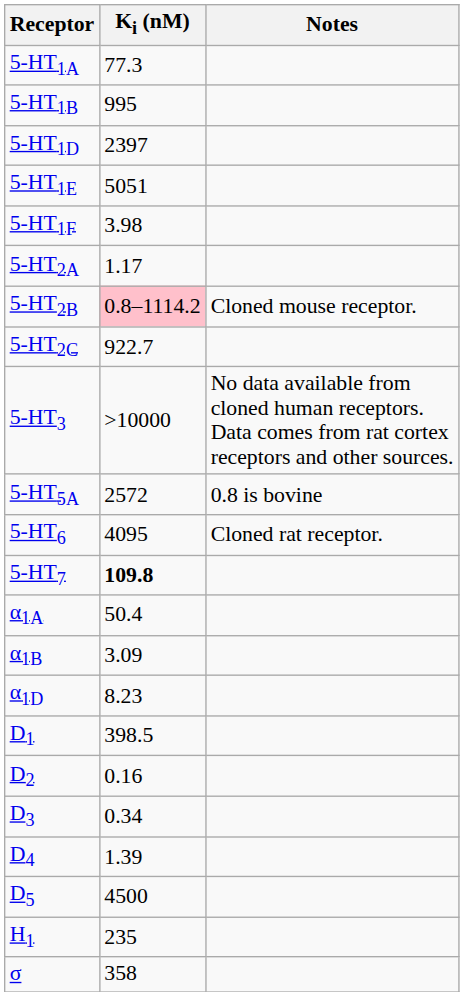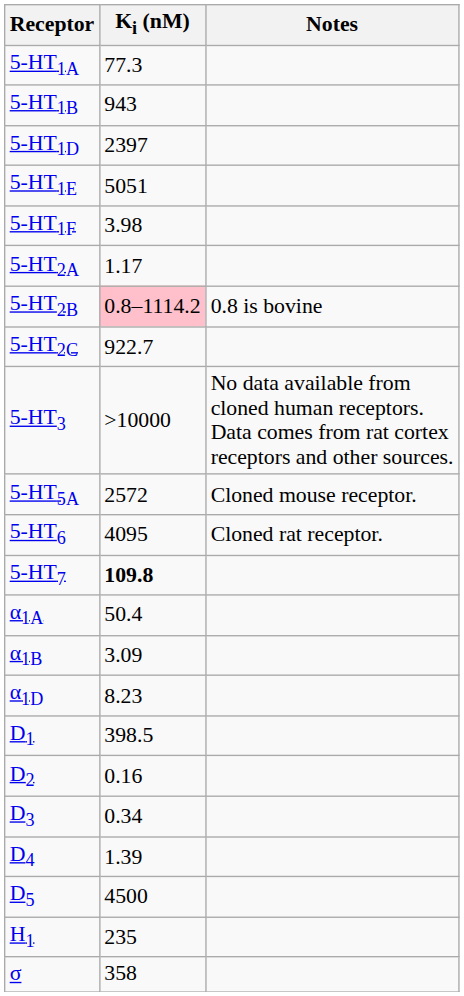(121, 105) 995 -> (121, 105) 943
(314, 306) Cloned mouse receptor. -> (267, 306) 0.8 is bovine
(267, 494) 0.8 is bovine -> (314, 494) Cloned mouse receptor.
